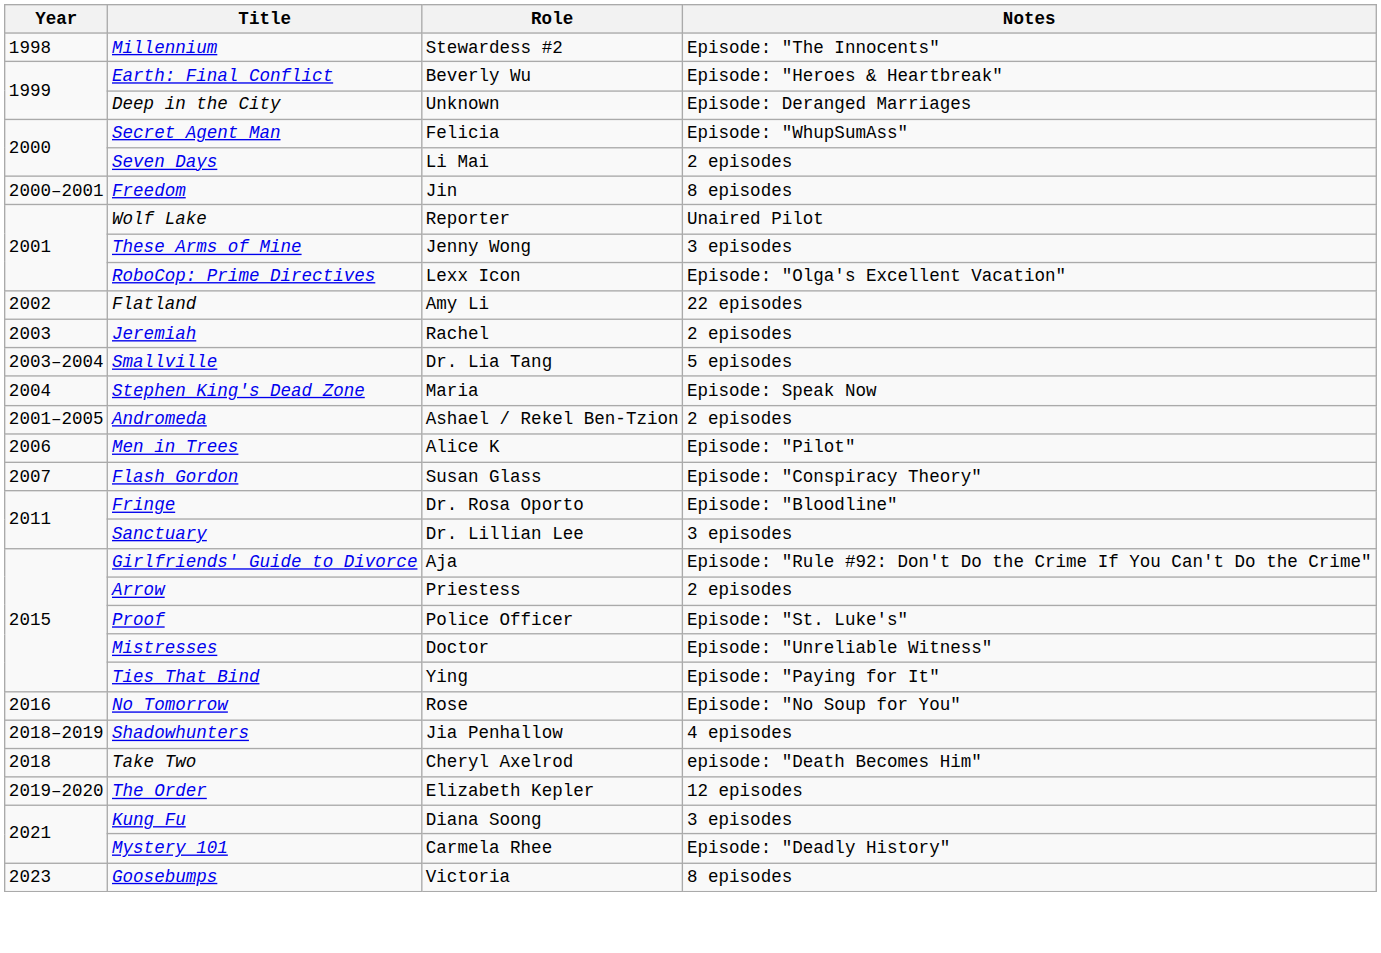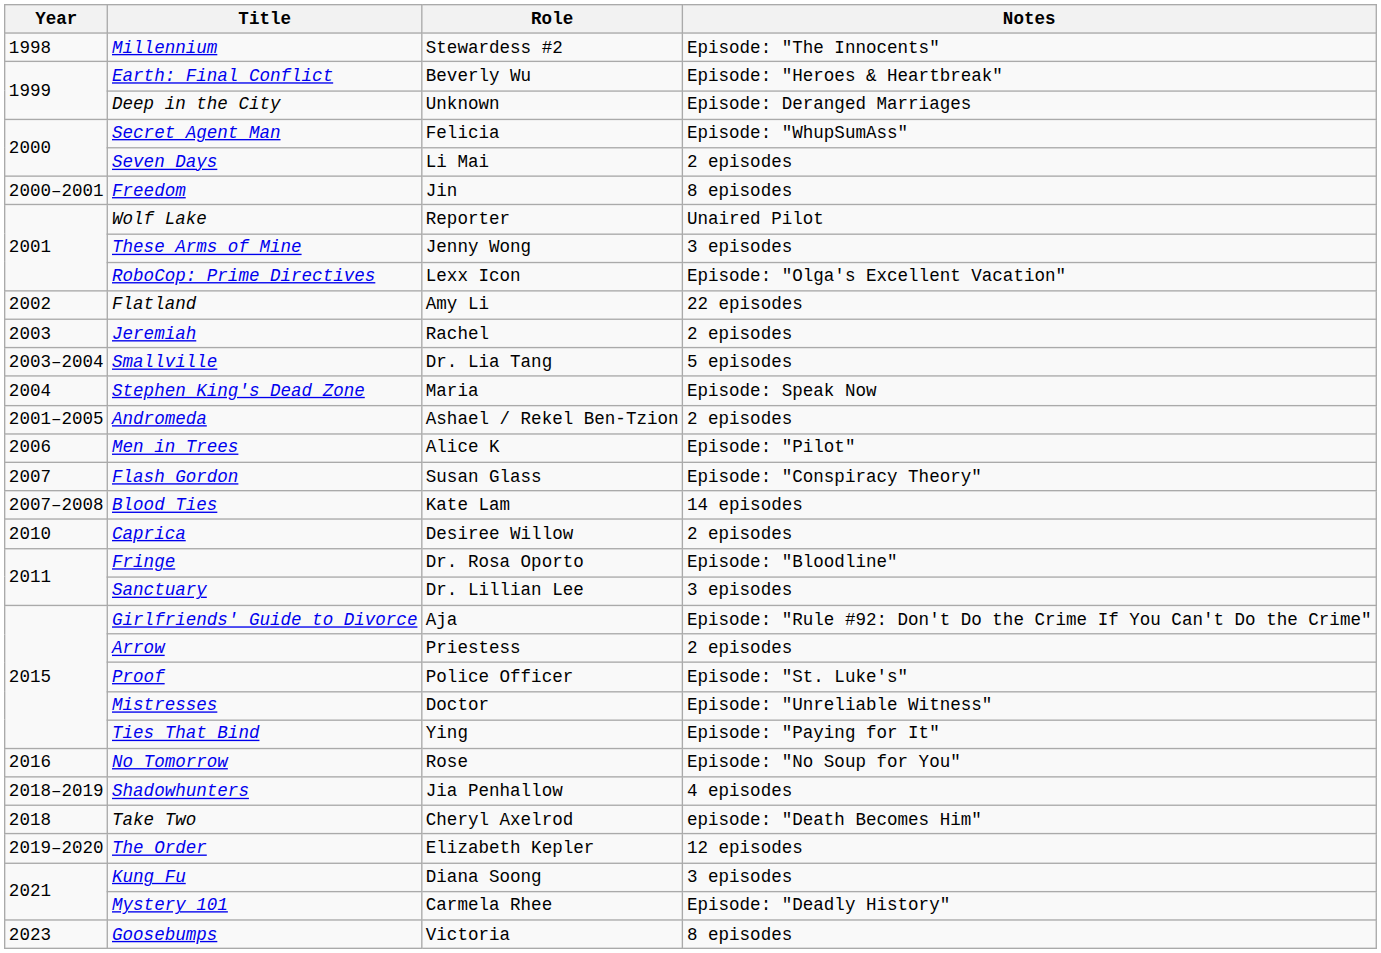+ row: (165, 505)
+ row: (149, 534)
